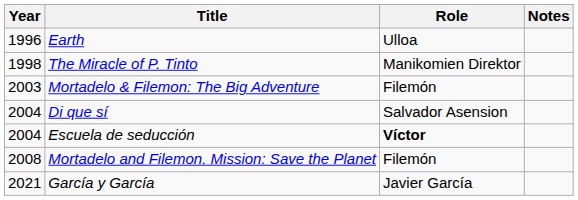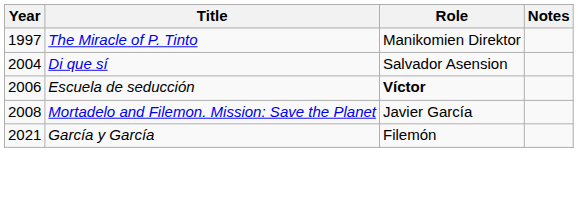- row: (66, 40)
(25, 64) 1998 -> (25, 40) 1997
- row: (184, 87)
(25, 135) 2004 -> (25, 87) 2006
(410, 159) Filemón -> (428, 111) Javier García
(428, 183) Javier García -> (410, 135) Filemón
